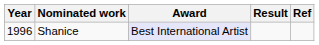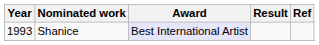(20, 31) 1996 -> (20, 31) 1993
